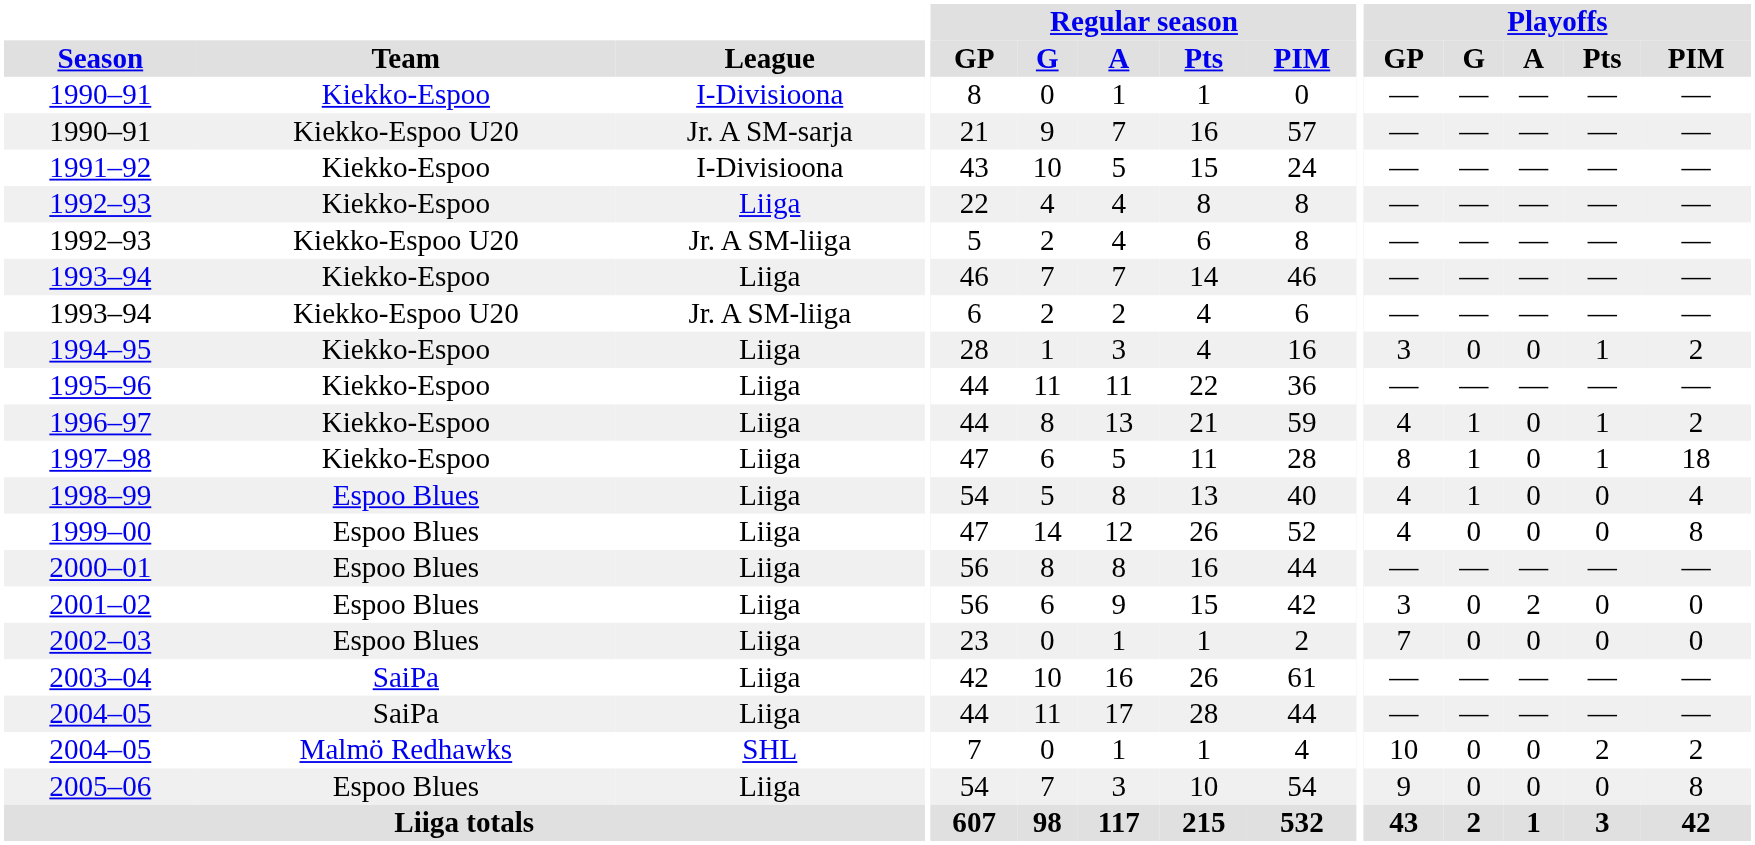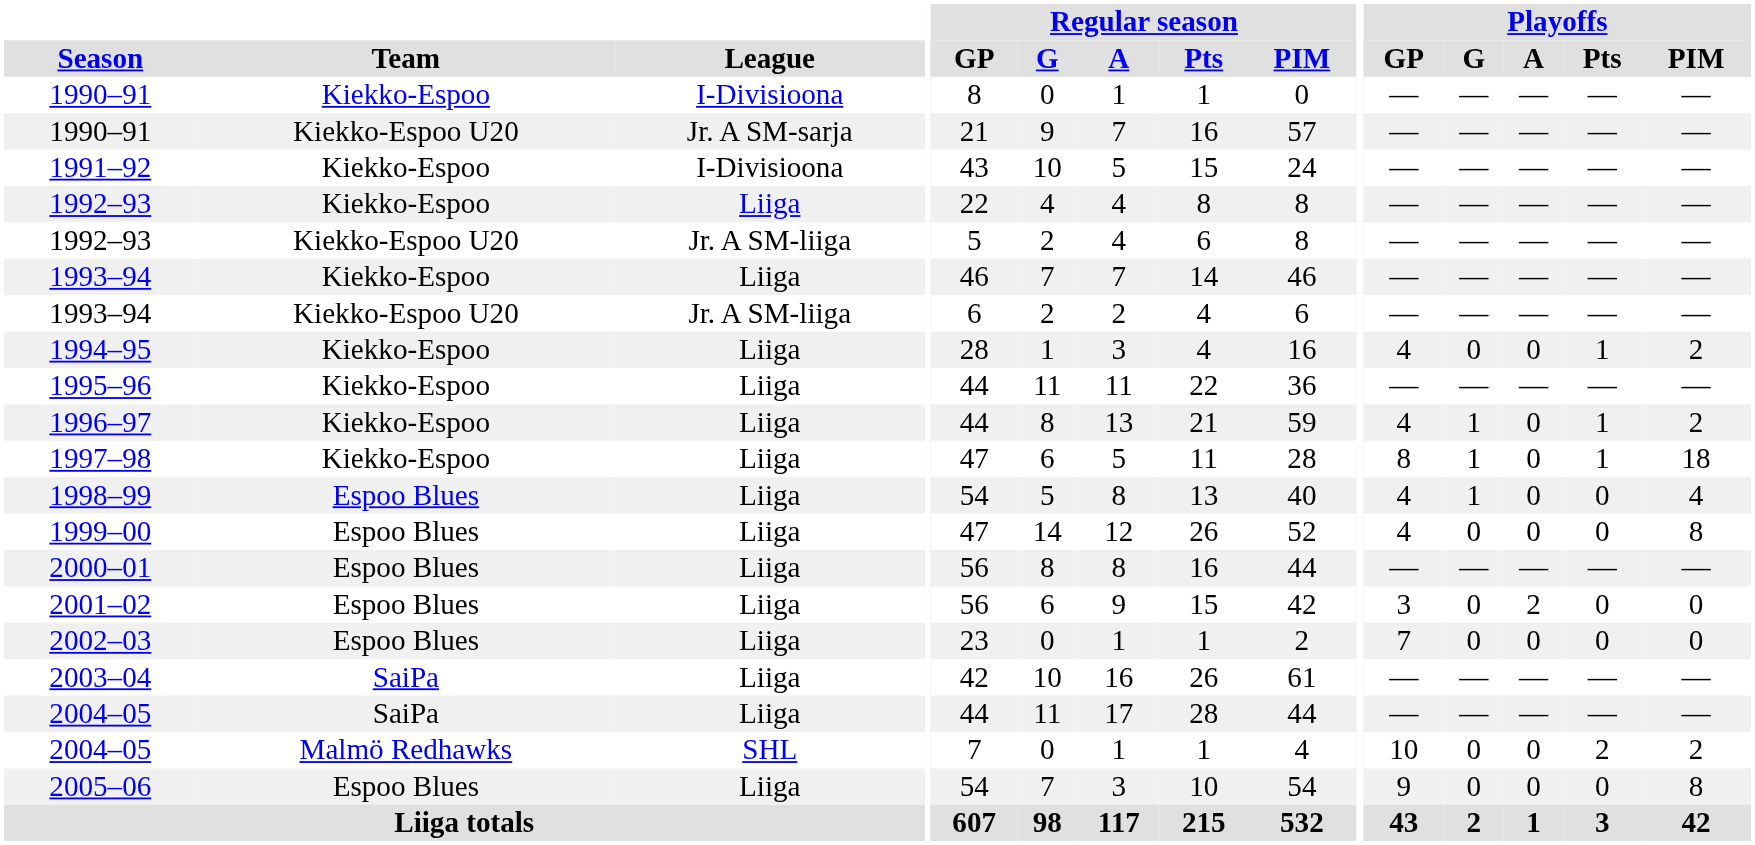(1404, 349) 3 -> (1404, 349) 4
